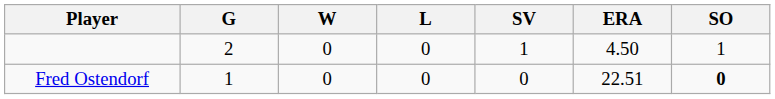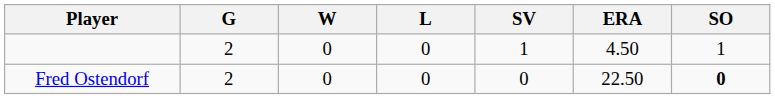(229, 78) 1 -> (229, 78) 2
(622, 78) 22.51 -> (622, 78) 22.50
